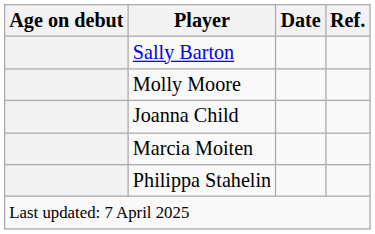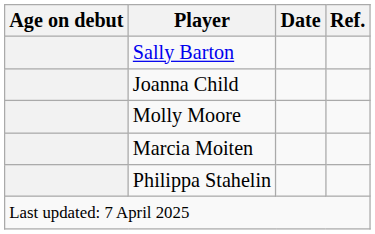rows swapped: (186, 116) <-> (187, 84)
